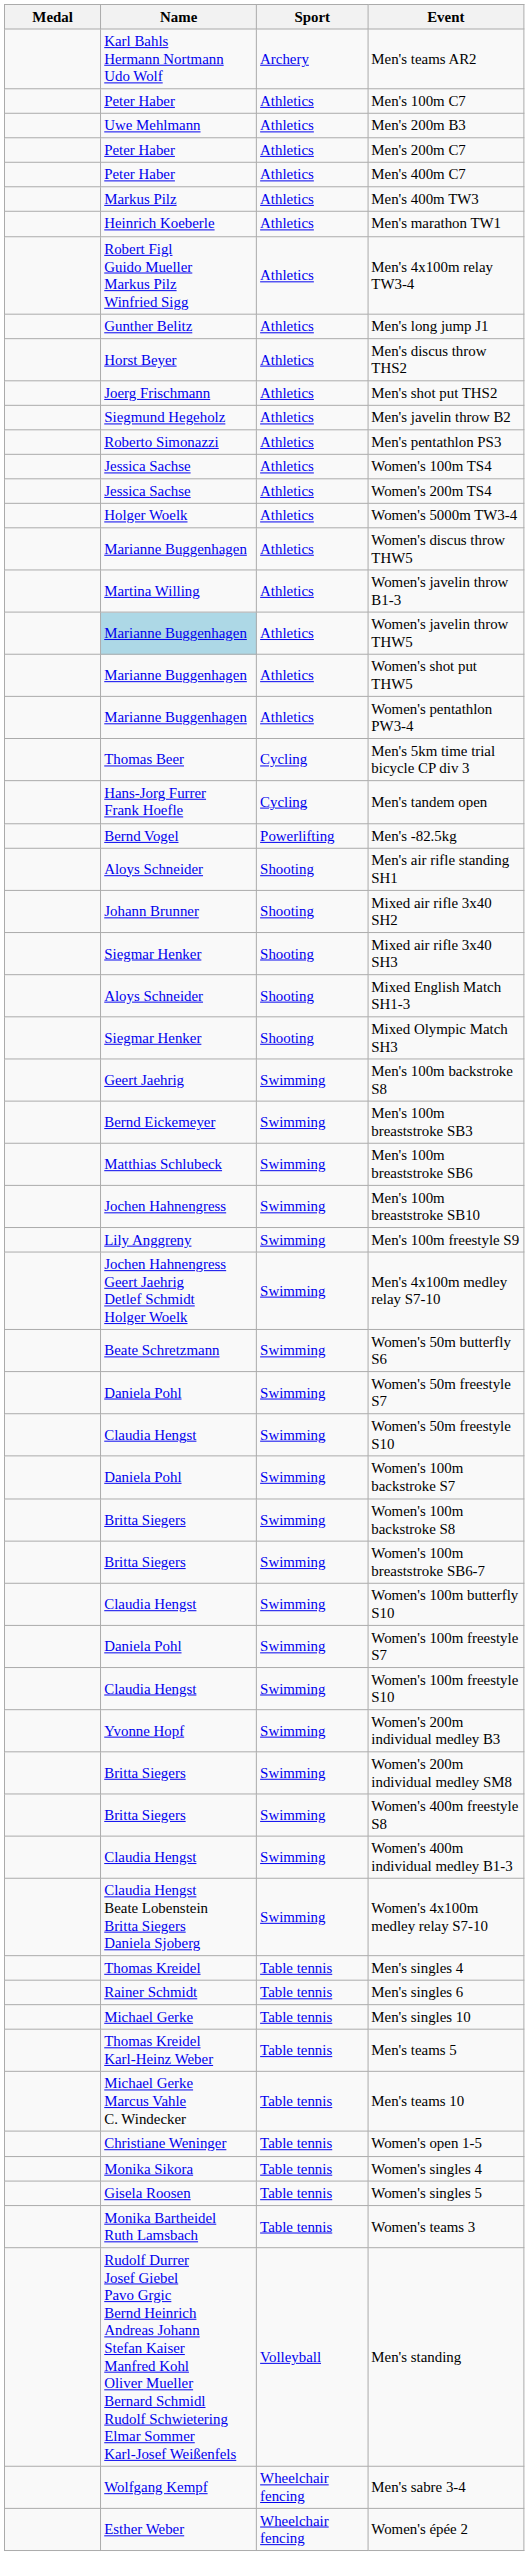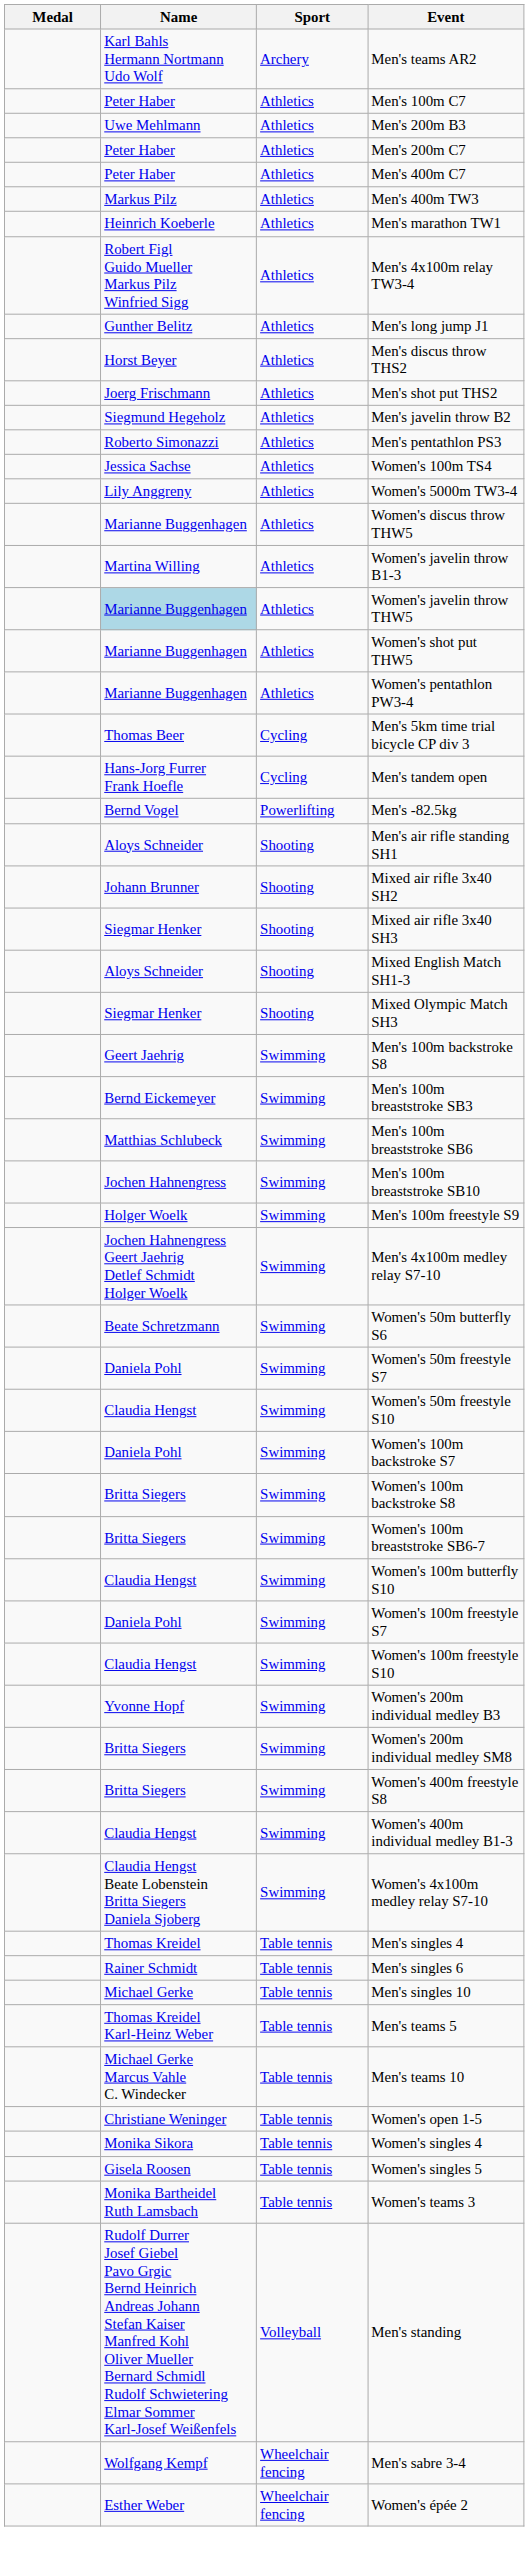- row: (431, 491)
(146, 515) Holger Woelk -> (148, 491) Lily Anggreny
(148, 1240) Lily Anggreny -> (146, 1215) Holger Woelk
